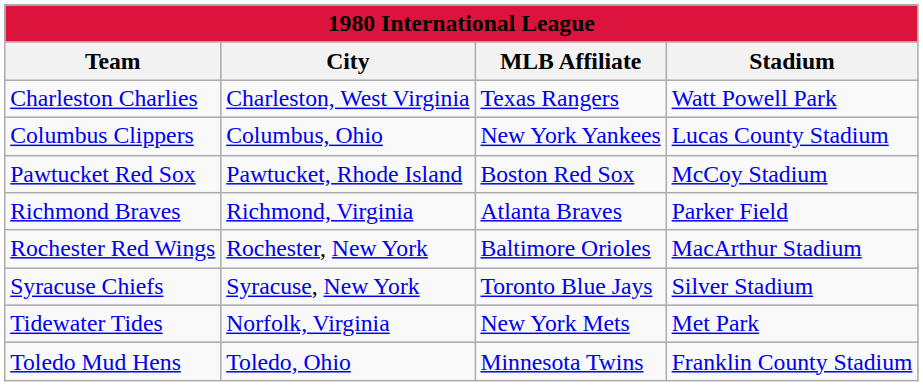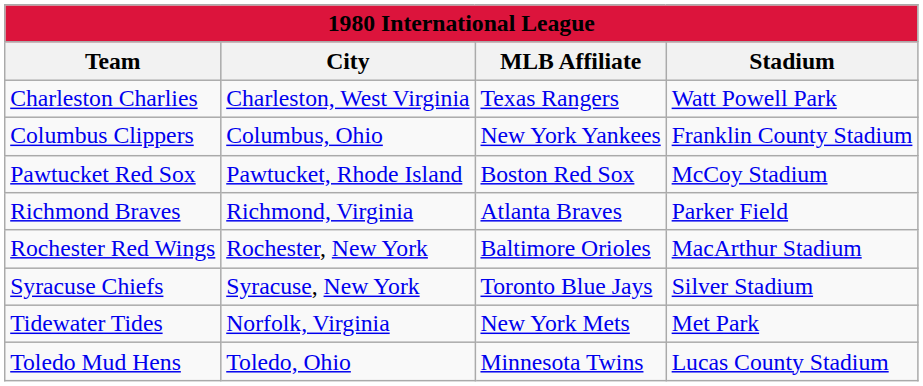(780, 135) Lucas County Stadium -> (792, 135) Franklin County Stadium
(792, 361) Franklin County Stadium -> (780, 361) Lucas County Stadium
